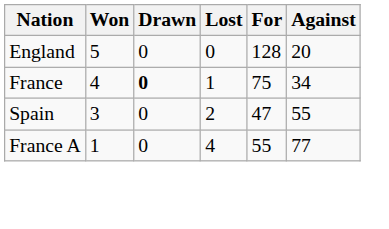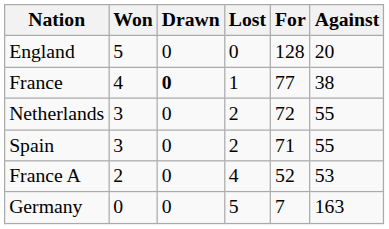(261, 82) 75 -> (285, 82) 77
(301, 82) 34 -> (325, 82) 38
+ row: (57, 113)
(261, 113) 47 -> (285, 144) 71
(95, 144) 1 -> (118, 176) 2
(261, 144) 55 -> (285, 176) 52
(301, 144) 77 -> (325, 176) 53
+ row: (46, 207)
